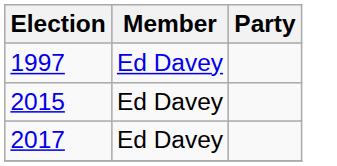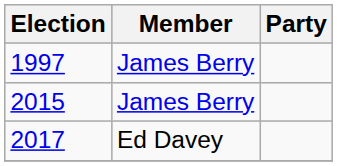(170, 62) Ed Davey -> (186, 62) James Berry
(170, 101) Ed Davey -> (186, 101) James Berry
